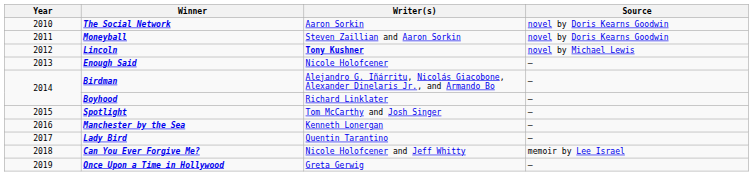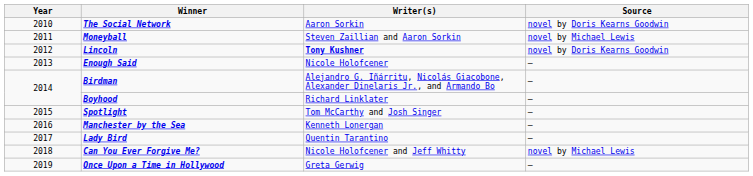(598, 37) novel by Doris Kearns Goodwin -> (581, 37) novel by Michael Lewis
(581, 50) novel by Michael Lewis -> (598, 50) novel by Doris Kearns Goodwin
(576, 152) memoir by Lee Israel -> (581, 152) novel by Michael Lewis
